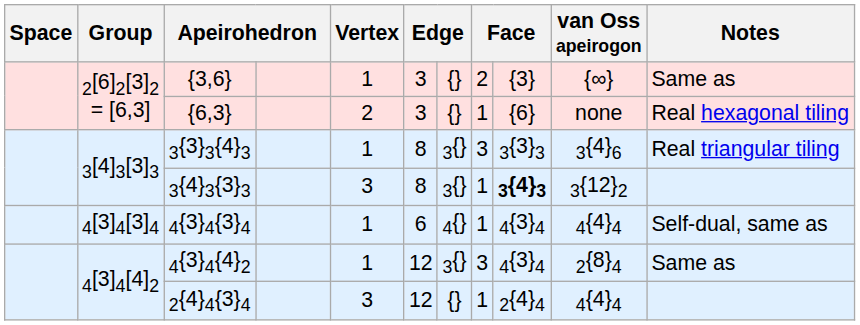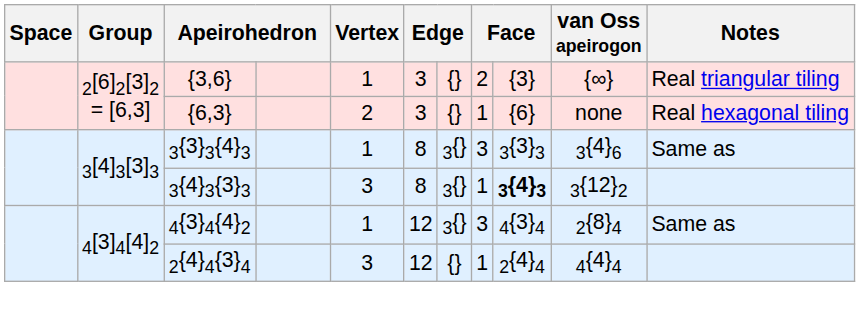(693, 79) Same as -> (745, 79) Real triangular tiling
(745, 148) Real triangular tiling -> (693, 148) Same as
- row: (210, 225)
